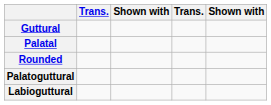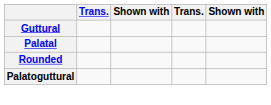- row: (41, 92)
